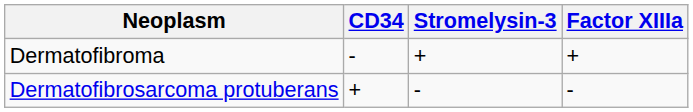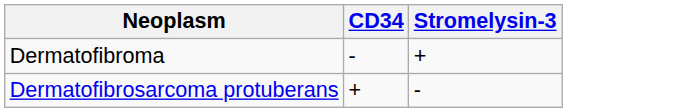- column: (625, 21)
